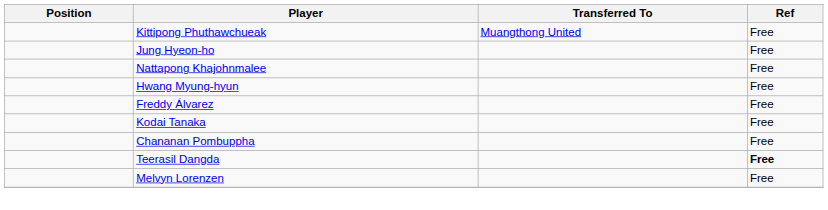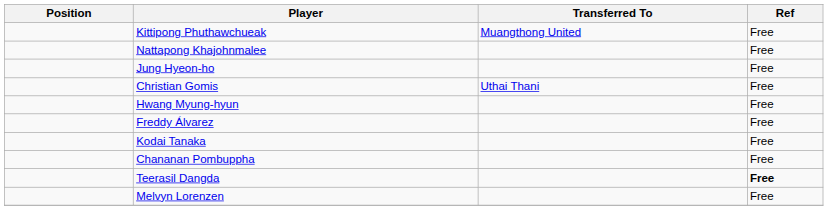rows swapped: (175, 50) <-> (201, 68)
+ row: (177, 86)
